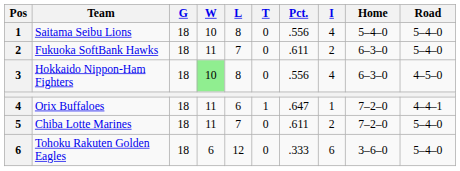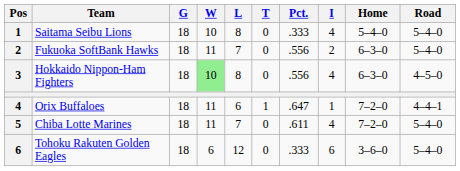(299, 32) .556 -> (299, 32) .333
(299, 50) .611 -> (299, 50) .556
(332, 124) 2 -> (332, 124) 4
